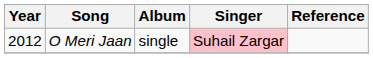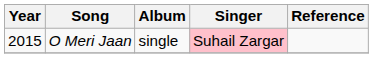(25, 40) 2012 -> (25, 40) 2015
